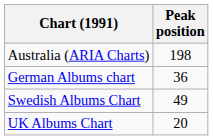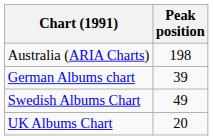(180, 77) 36 -> (180, 77) 39
